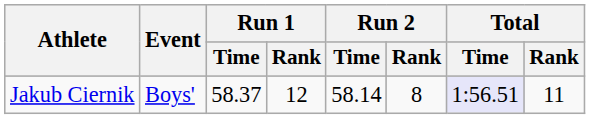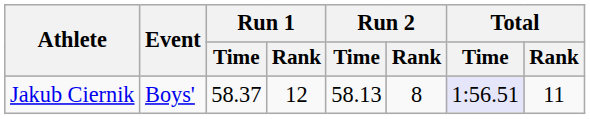(356, 94) 58.14 -> (356, 94) 58.13
